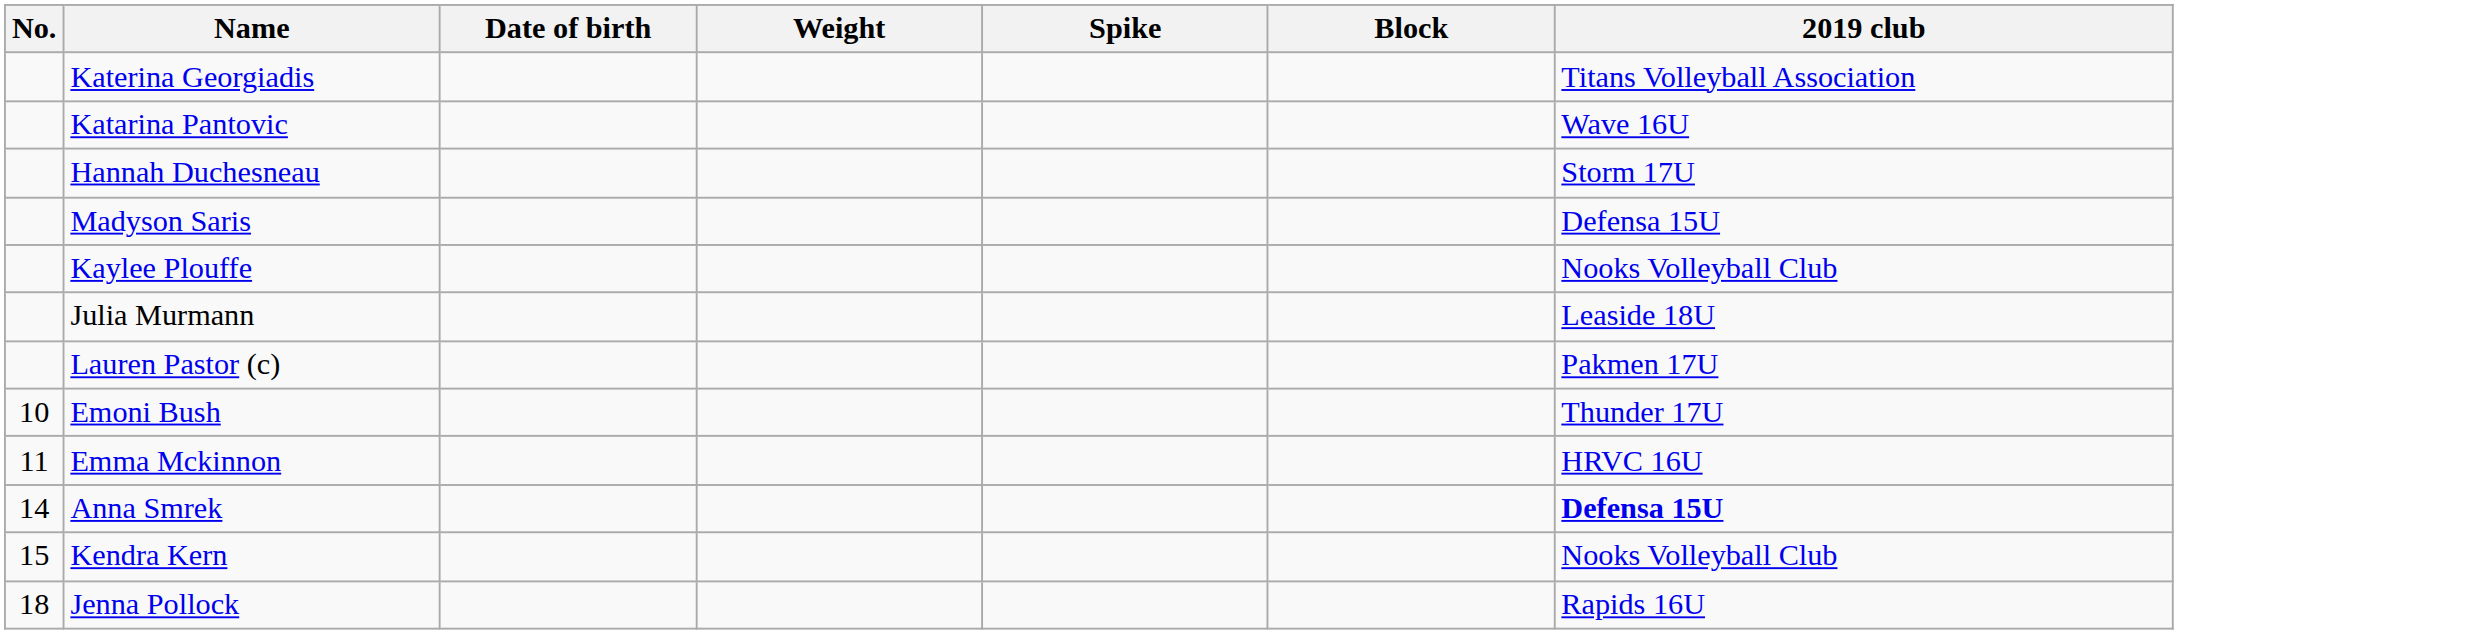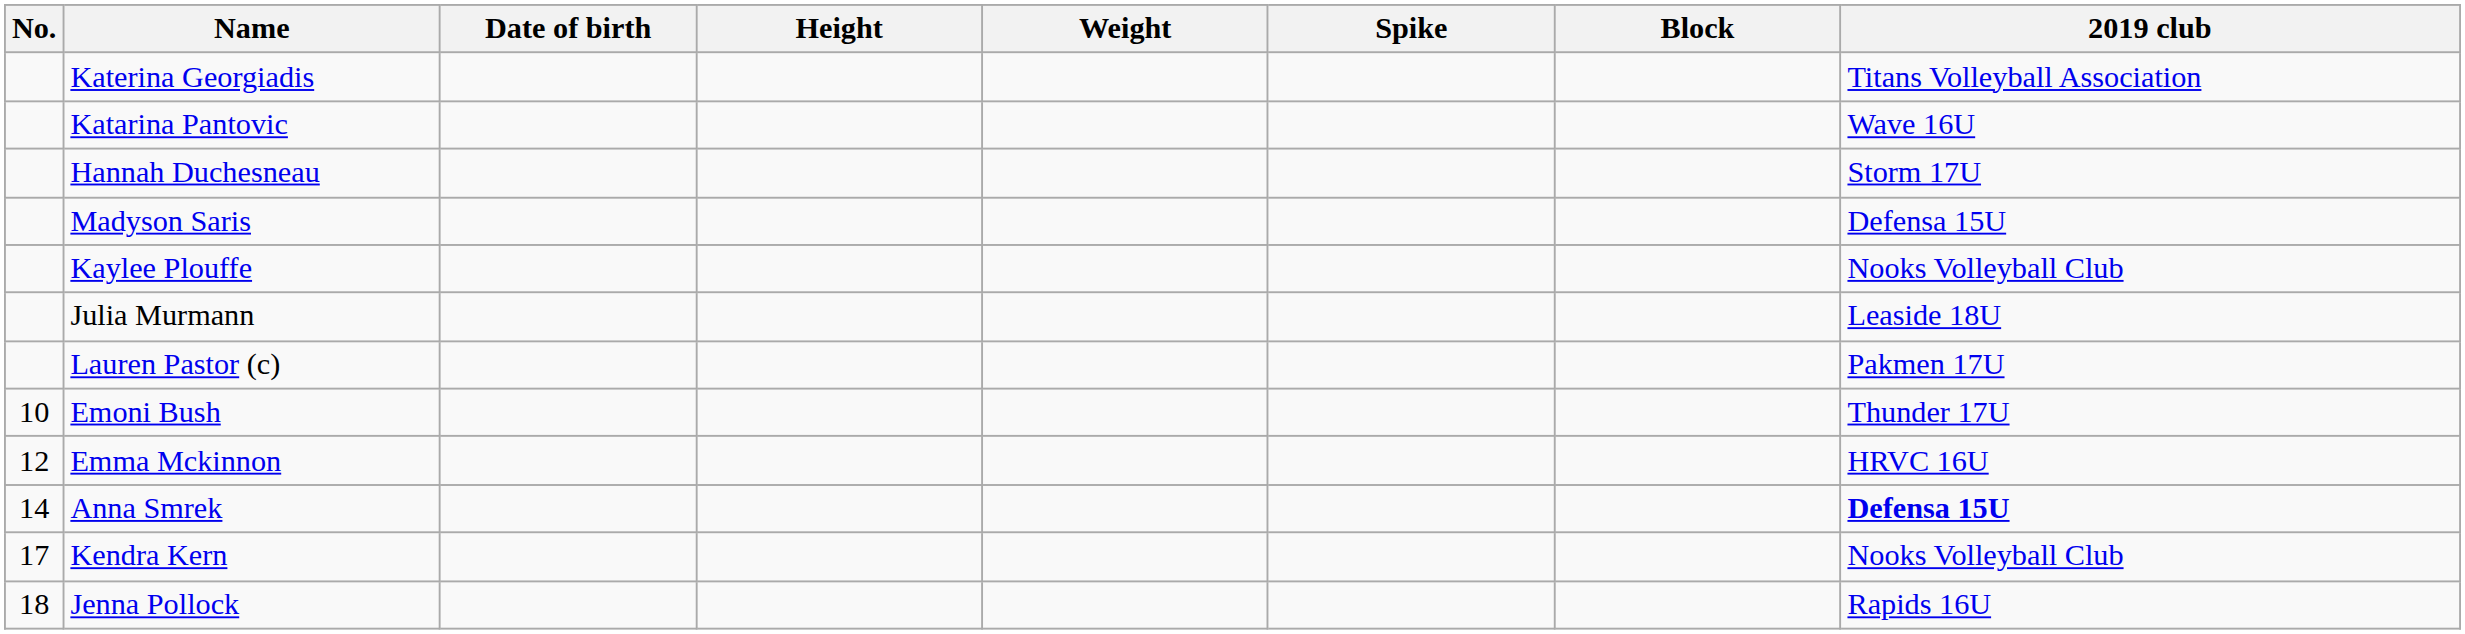+ column: (839, 28)
(34, 460) 11 -> (34, 460) 12
(34, 556) 15 -> (34, 556) 17
